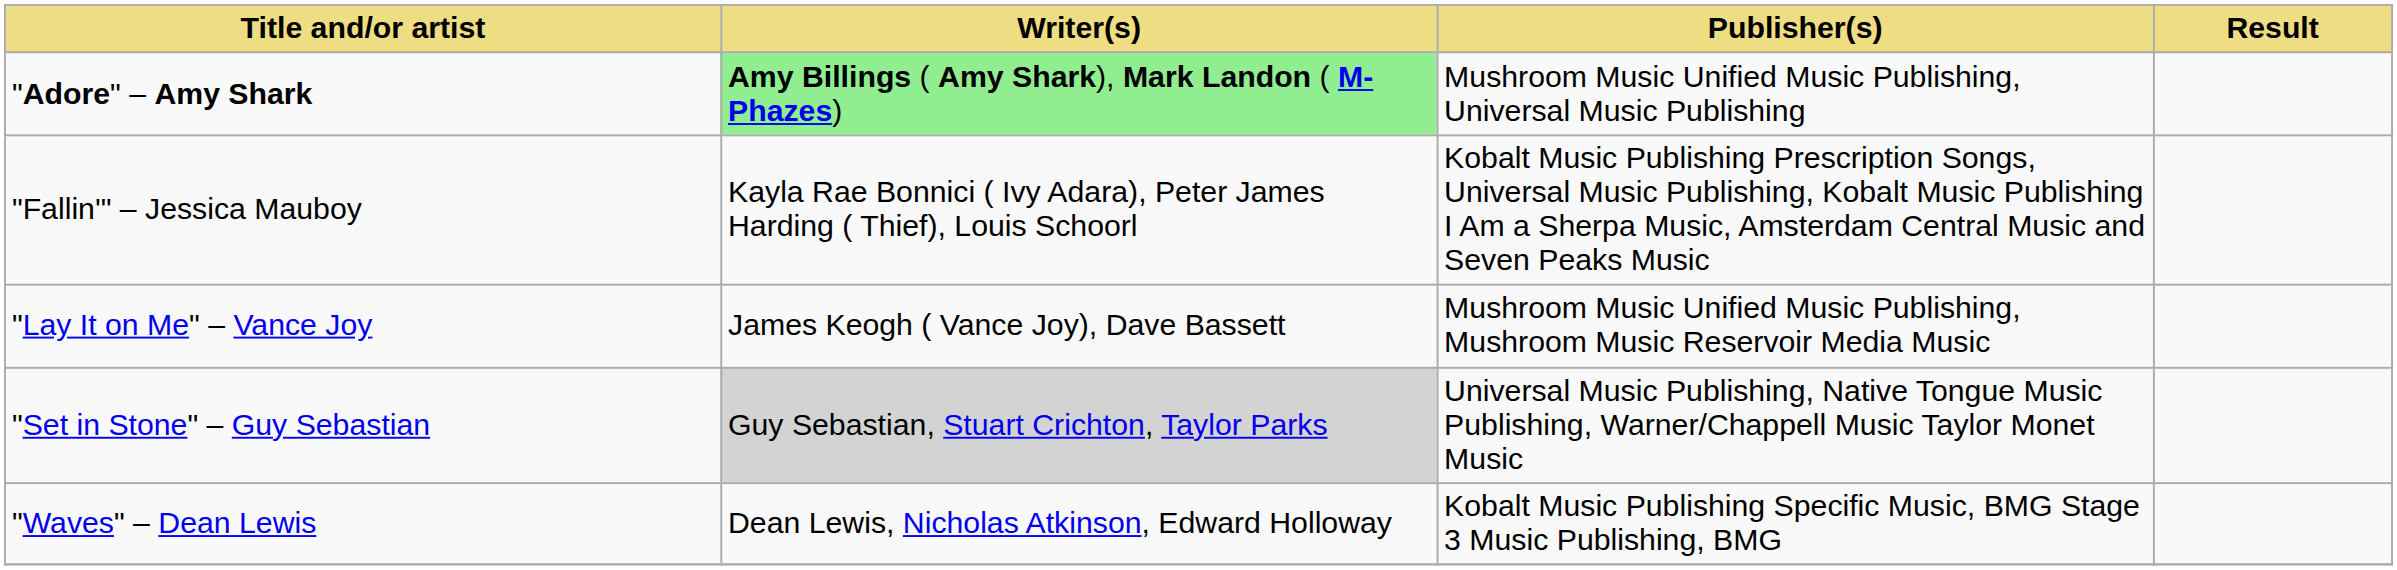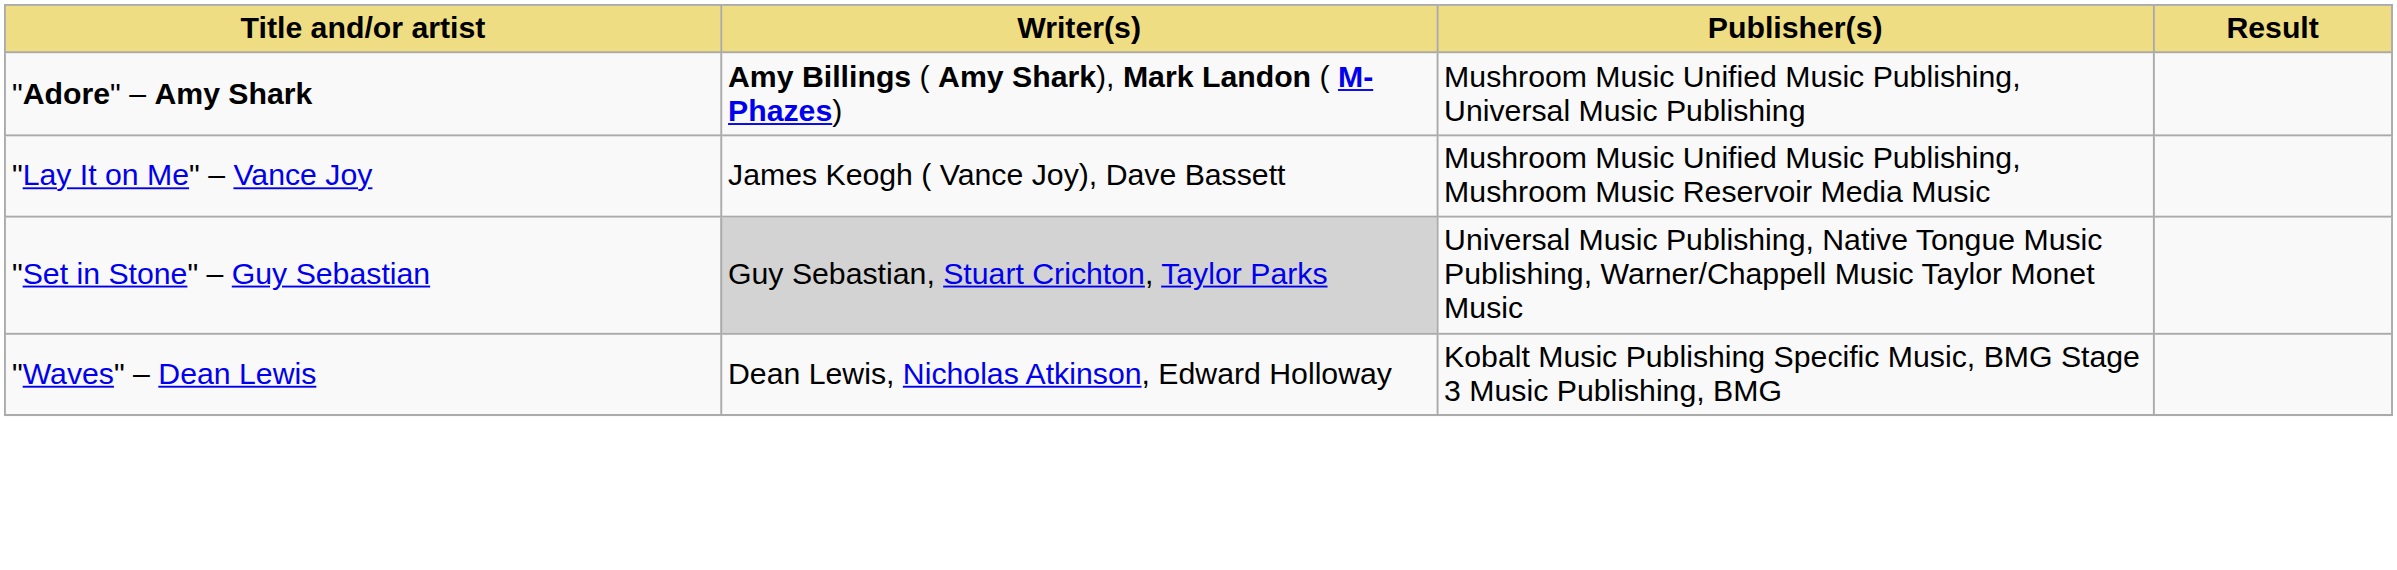(1051, 93) lightgreen background -> (1051, 93) no background
- row: (187, 209)
